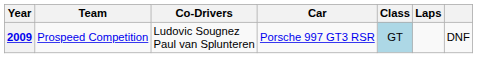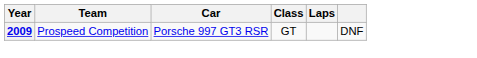- column: (204, 14)
(395, 38) lightblue background -> (289, 31) no background
